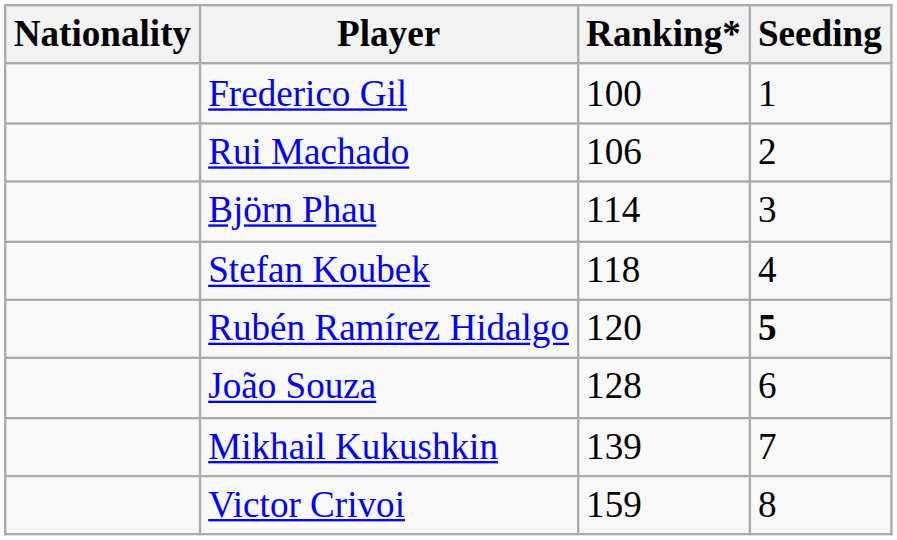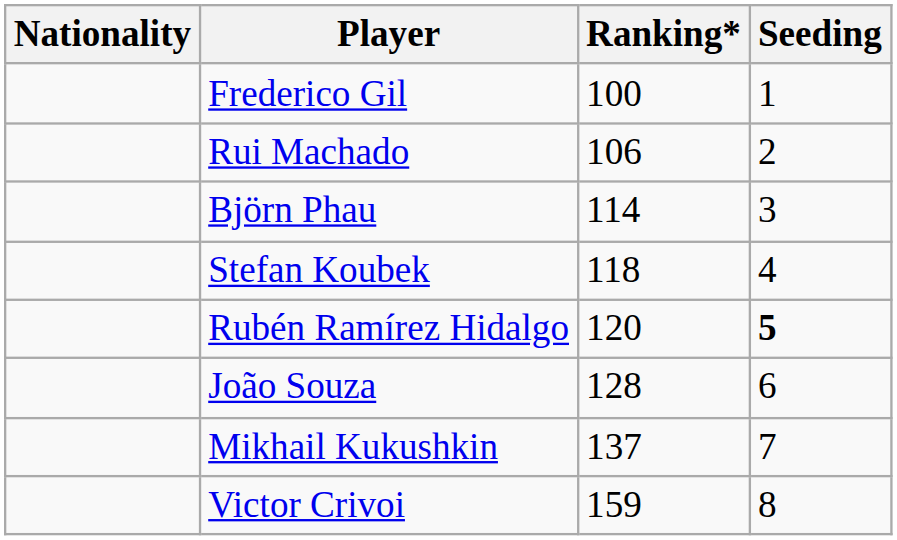(614, 446) 139 -> (614, 446) 137
